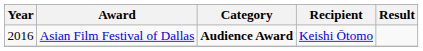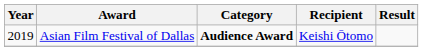(21, 35) 2016 -> (21, 35) 2019
